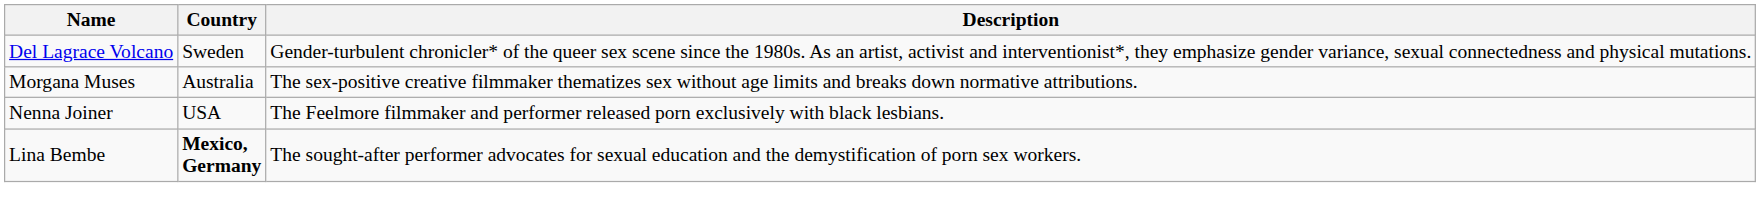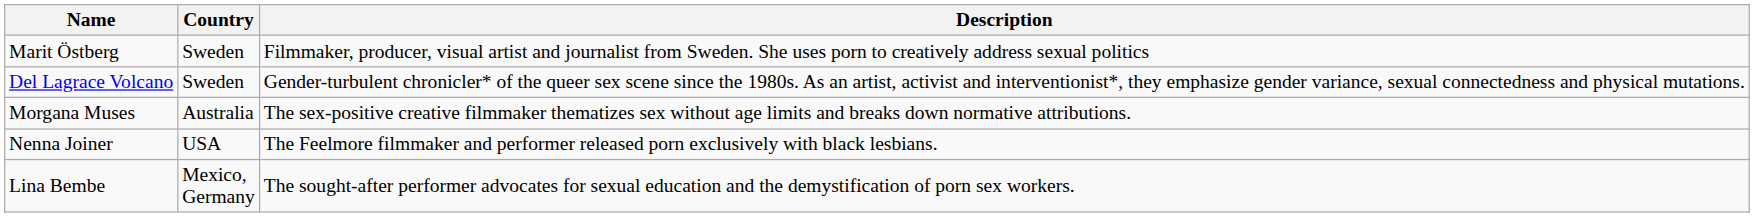+ row: (64, 50)
(222, 154) bold -> (218, 185) normal
